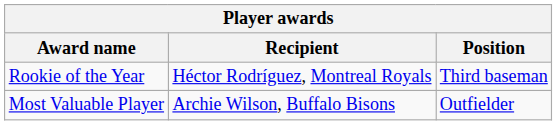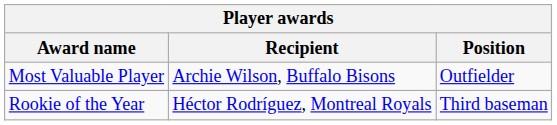rows swapped: (86, 104) <-> (77, 76)
